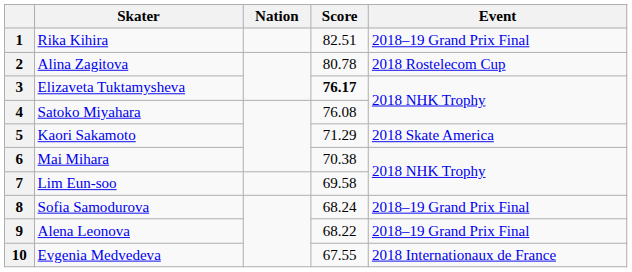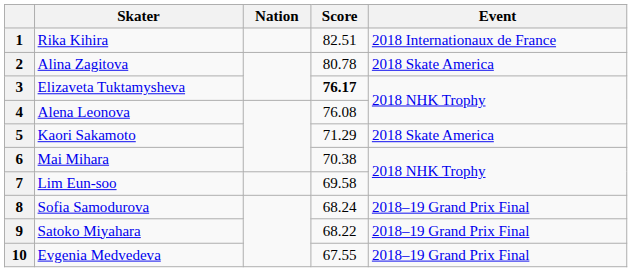(451, 40) 2018–19 Grand Prix Final -> (464, 40) 2018 Internationaux de France
(439, 64) 2018 Rostelecom Cup -> (433, 64) 2018 Skate America
(89, 111) Satoko Miyahara -> (84, 111) Alena Leonova
(84, 231) Alena Leonova -> (89, 231) Satoko Miyahara
(464, 254) 2018 Internationaux de France -> (451, 254) 2018–19 Grand Prix Final
